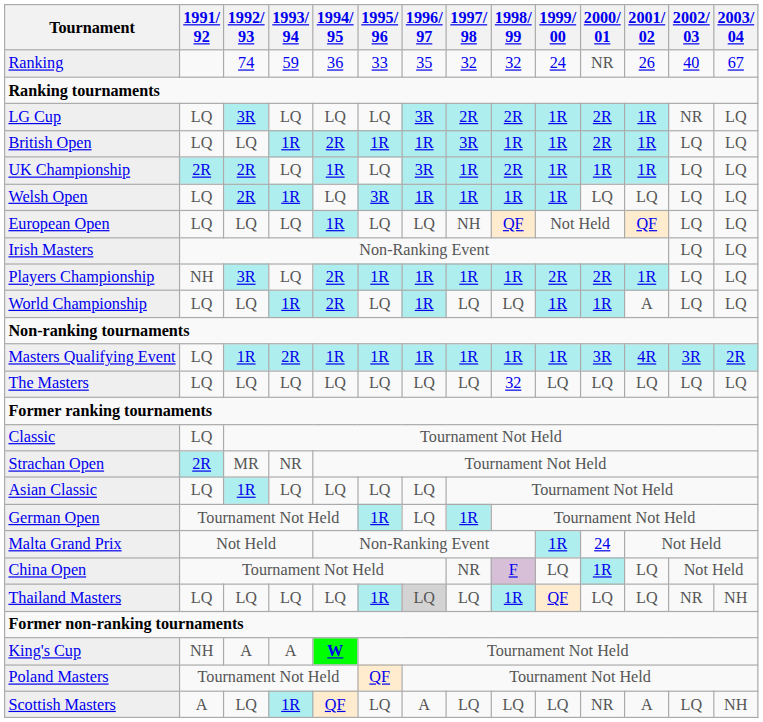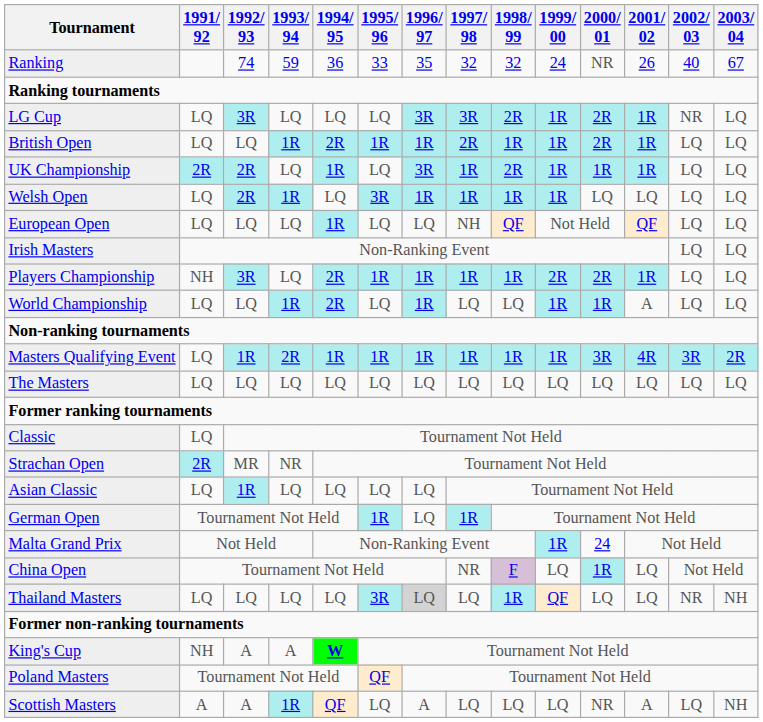(469, 116) 2R -> (469, 116) 3R
(469, 143) 3R -> (469, 143) 2R
(513, 383) 32 -> (513, 383) LQ
(380, 597) 1R -> (380, 597) 3R
(246, 703) LQ -> (246, 703) A
